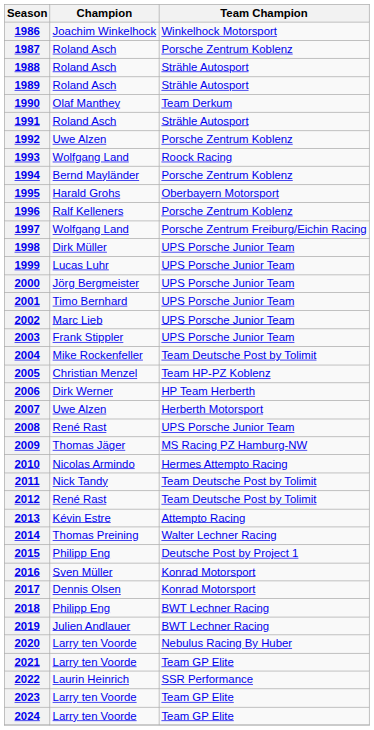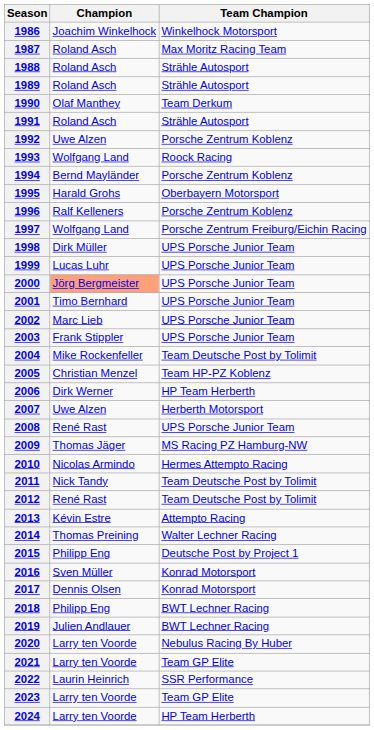(227, 49) Porsche Zentrum Koblenz -> (224, 49) Max Moritz Racing Team
(96, 283) no background -> (96, 283) lightsalmon background
(198, 716) Team GP Elite -> (208, 716) HP Team Herberth
